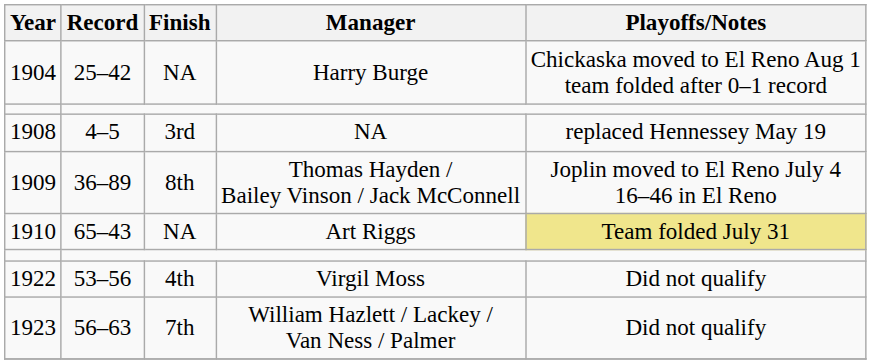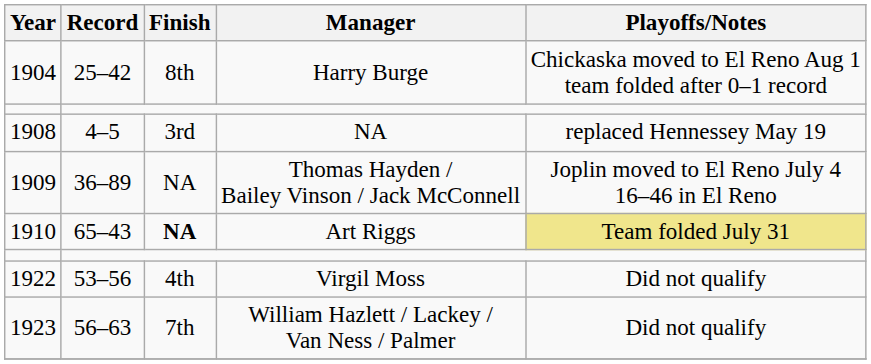(180, 72) NA -> (180, 72) 8th
(180, 181) 8th -> (180, 181) NA
(180, 231) normal -> (180, 231) bold
